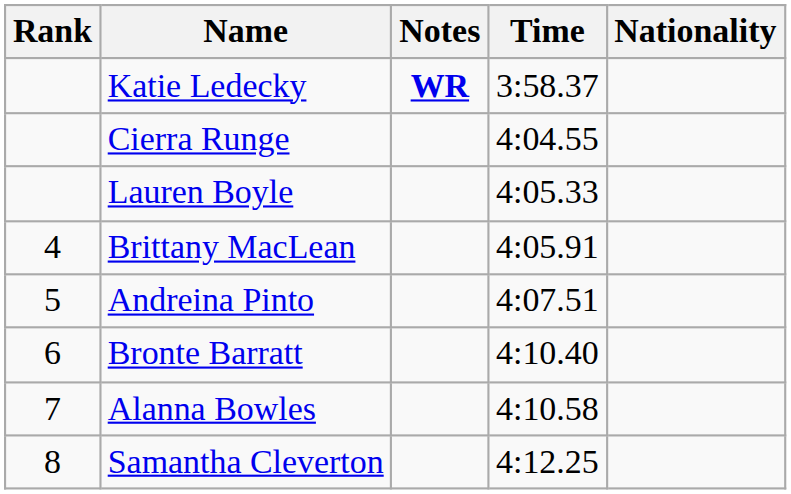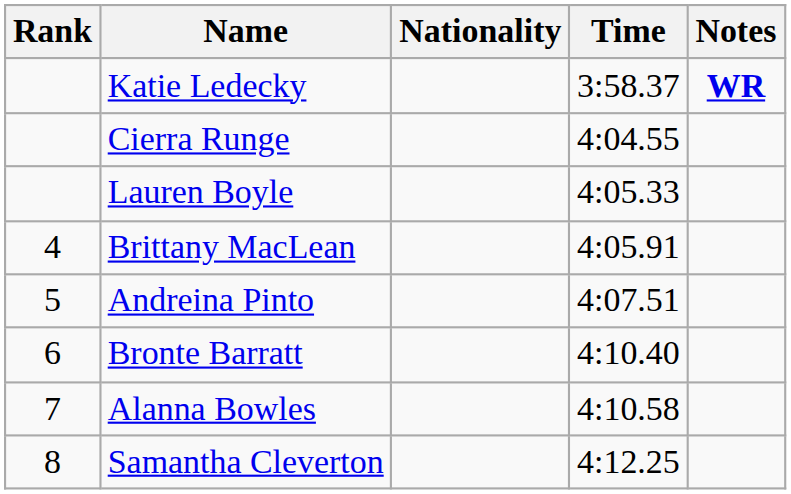columns swapped: (695, 31) <-> (440, 31)
